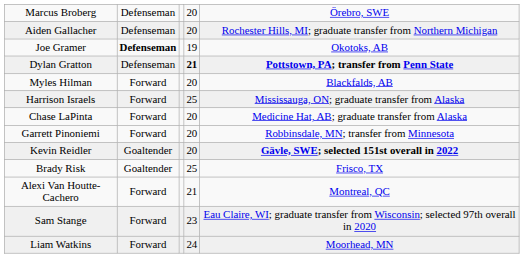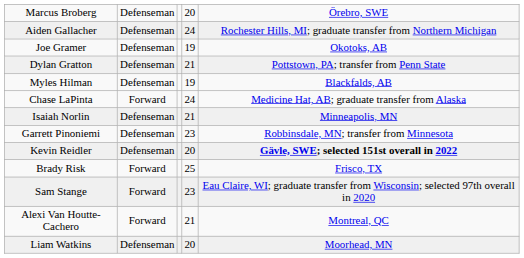(192, 30) 20 -> (190, 30) 24
(148, 47) bold -> (147, 47) normal
(192, 64) bold -> (190, 64) normal
(360, 64) bold -> (359, 64) normal
(148, 82) Forward -> (147, 82) Defenseman
(192, 82) 20 -> (190, 82) 19
- row: (61, 99)
(192, 116) 20 -> (190, 99) 24
+ row: (61, 116)
(148, 133) Forward -> (147, 133) Defenseman
(192, 133) 20 -> (190, 133) 23
(148, 151) Goaltender -> (147, 151) Defenseman
(148, 168) Goaltender -> (147, 168) Forward
rows swapped: (61, 221) <-> (61, 191)
(148, 244) Forward -> (147, 244) Defenseman
(192, 244) 24 -> (190, 244) 20
